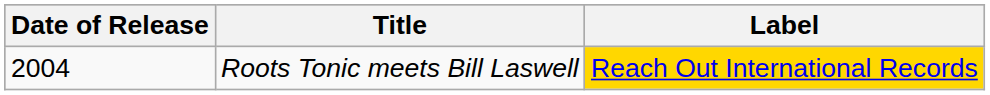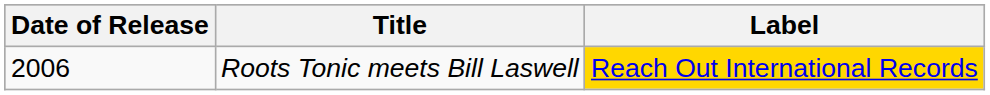(40, 67) 2004 -> (40, 67) 2006
